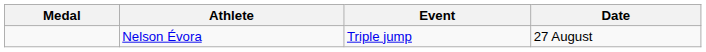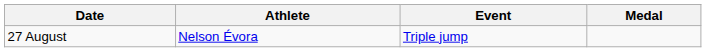columns swapped: (62, 15) <-> (616, 15)
